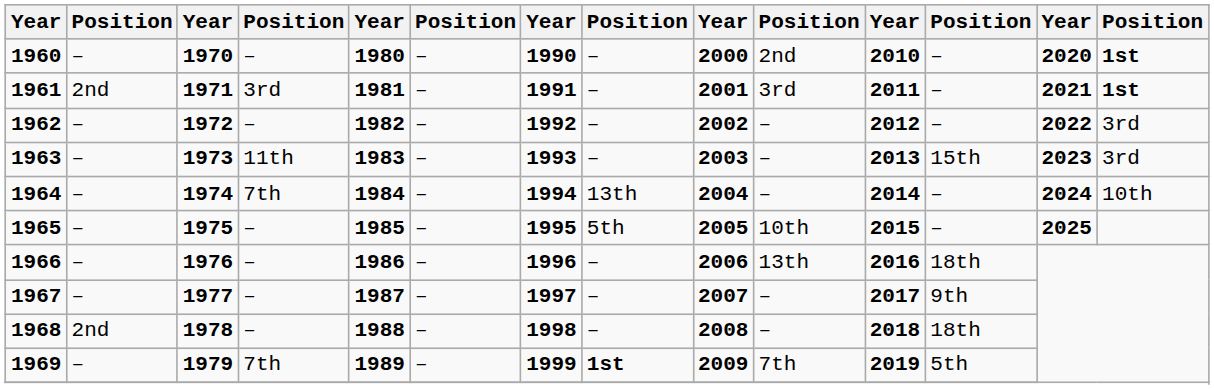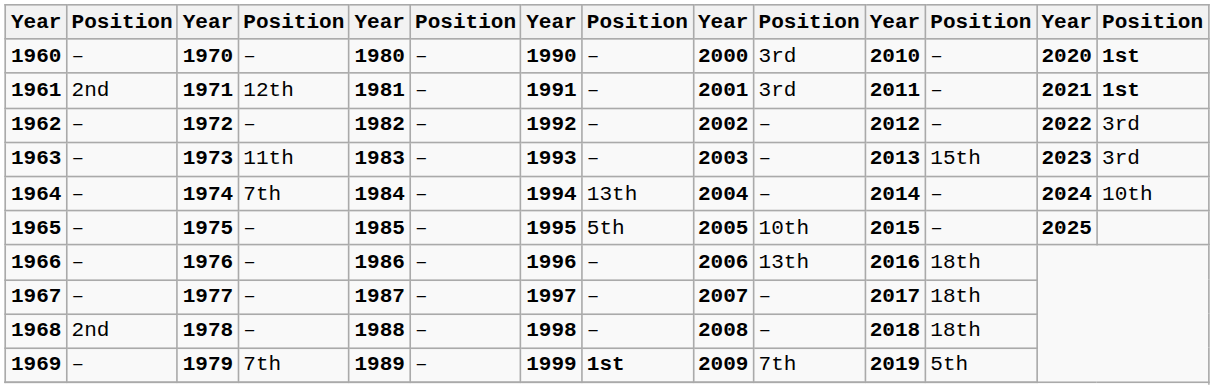(777, 56) 2nd -> (777, 56) 3rd
(262, 91) 3rd -> (269, 91) 12th
(949, 297) 9th -> (956, 297) 18th
